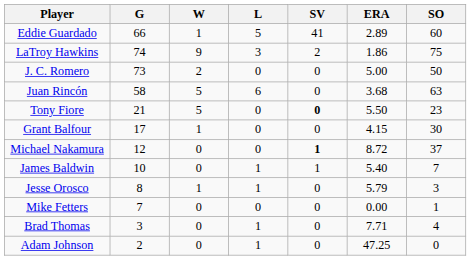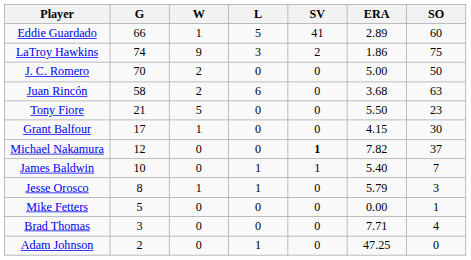(139, 71) 73 -> (139, 71) 70
(199, 91) 5 -> (199, 91) 2
(317, 110) bold -> (317, 110) normal
(377, 149) 8.72 -> (377, 149) 7.82
(139, 206) 7 -> (139, 206) 5
(258, 226) 1 -> (258, 226) 0
